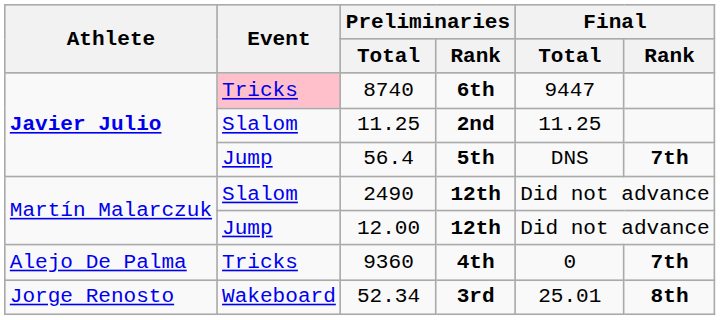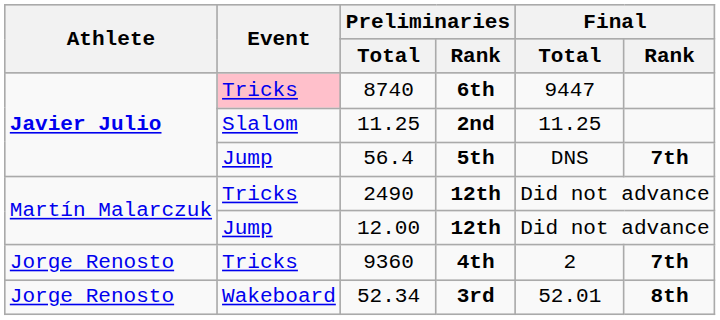(260, 194) Slalom -> (260, 194) Tricks
(98, 262) Alejo De Palma -> (92, 262) Jorge Renosto
(570, 262) 0 -> (570, 262) 2
(570, 297) 25.01 -> (570, 297) 52.01
